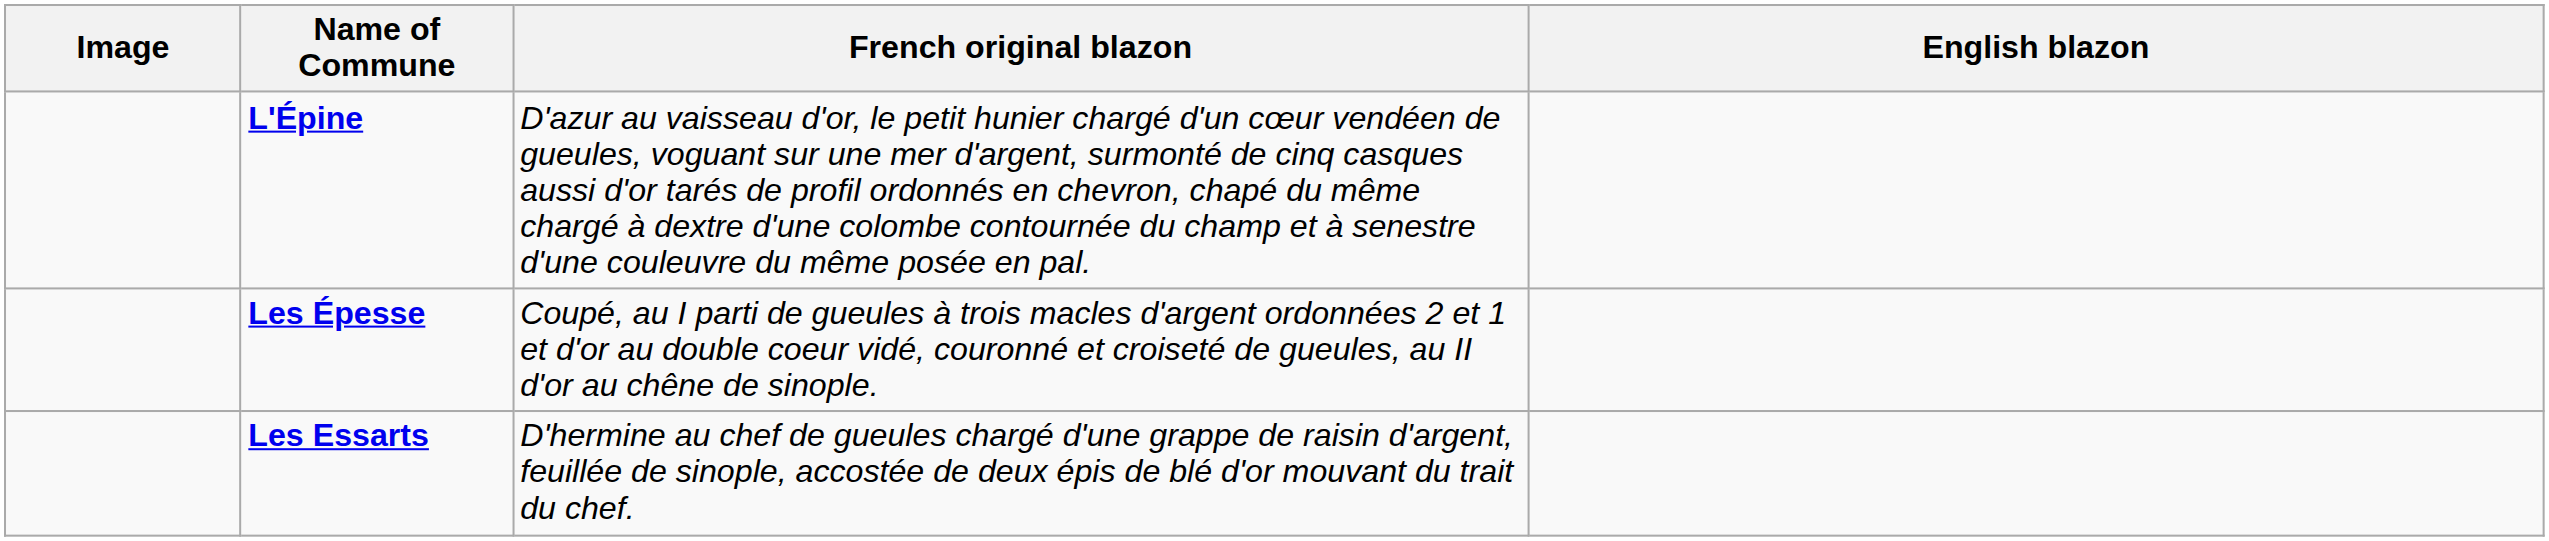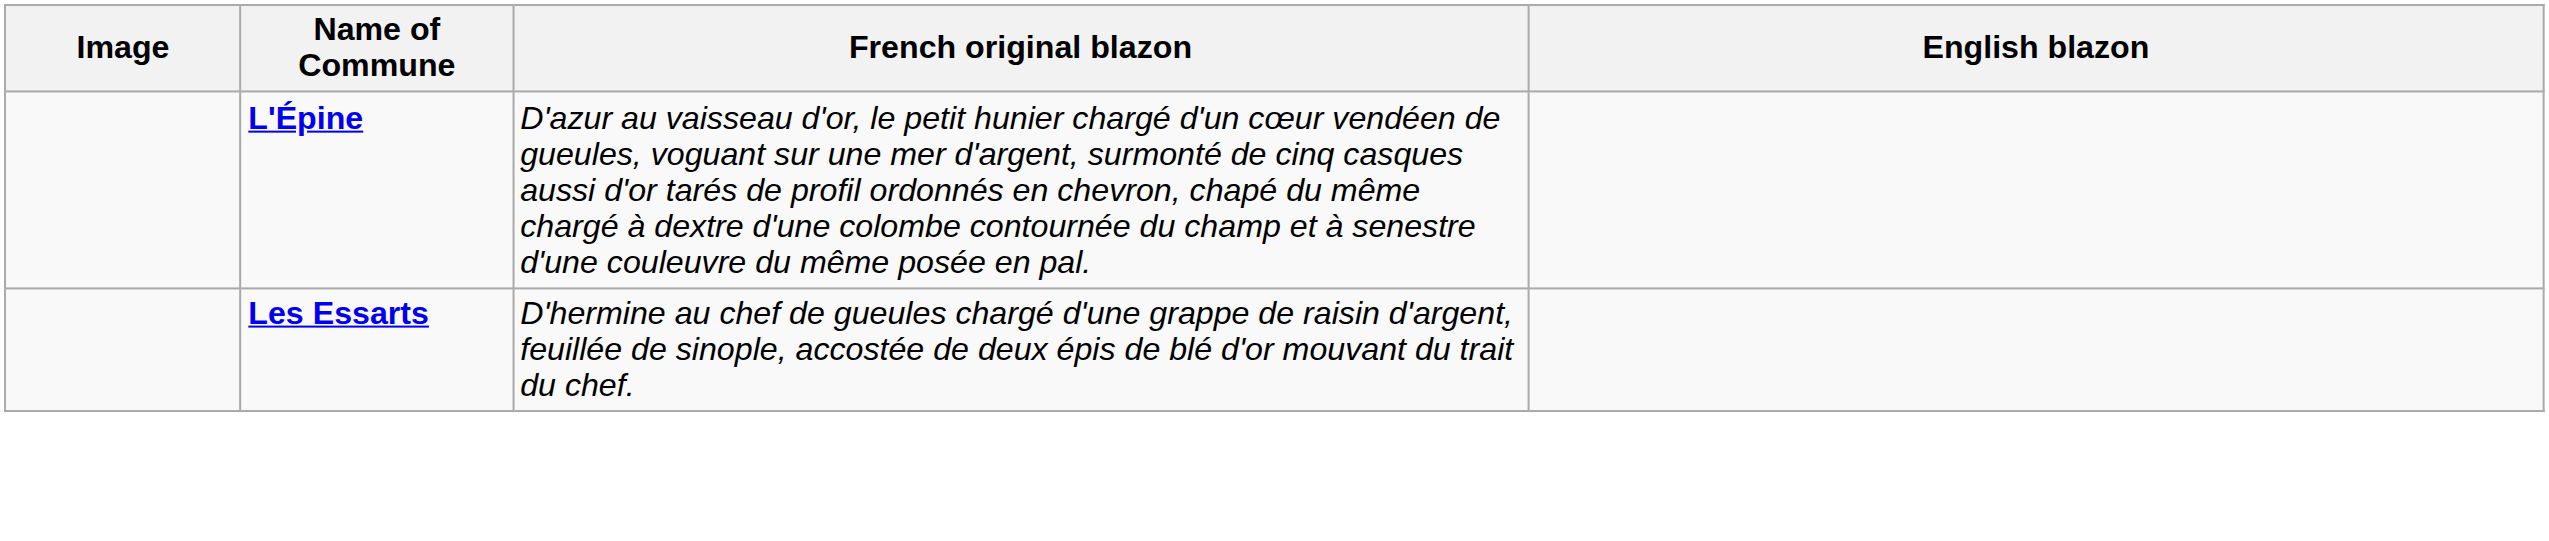- row: (337, 312)
